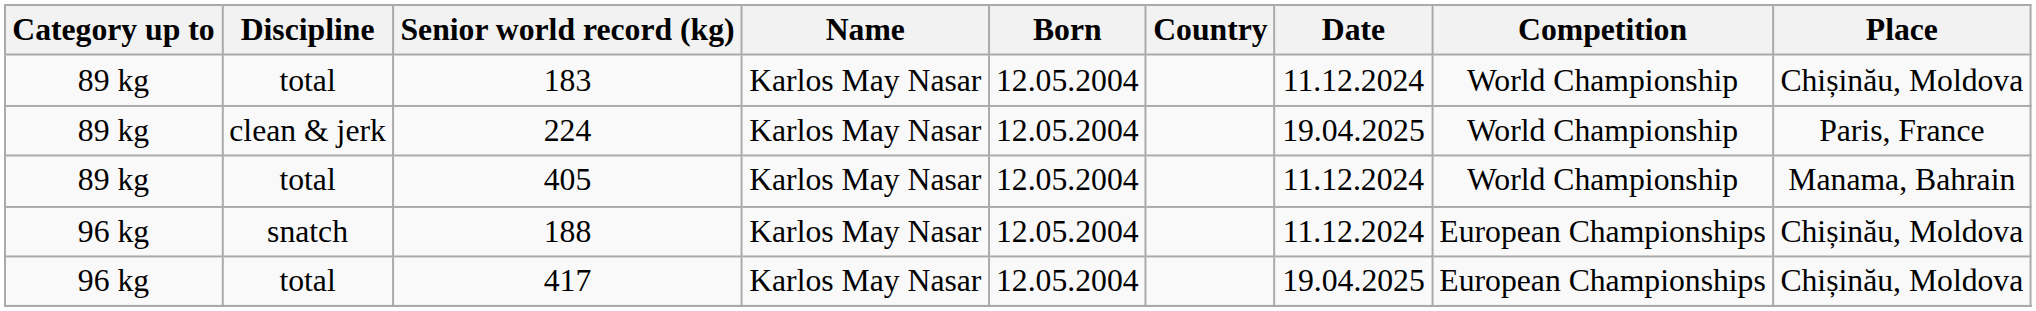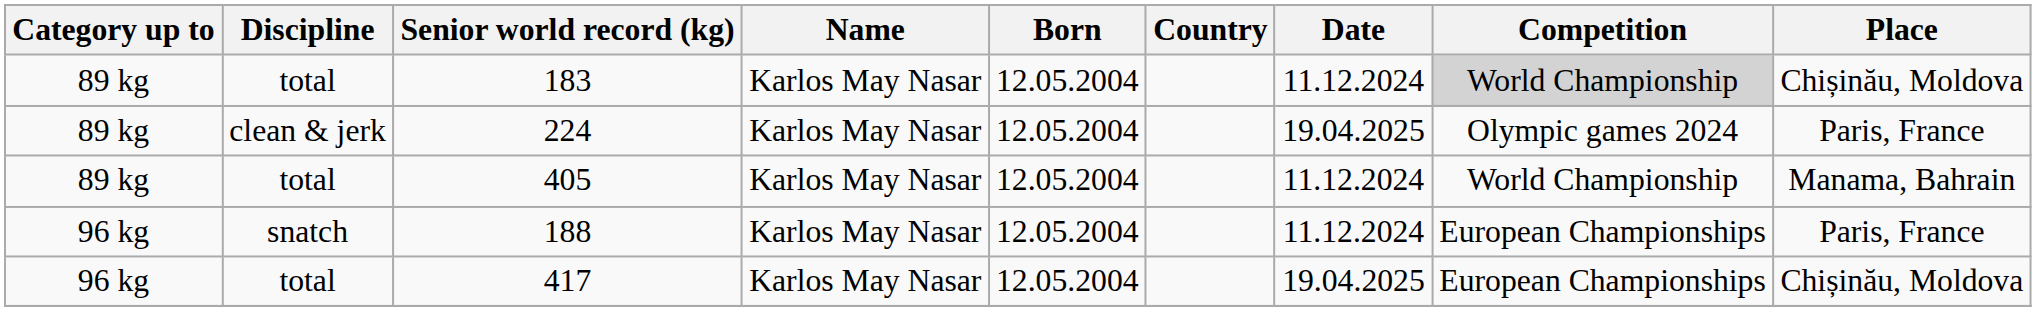(1603, 79) no background -> (1603, 79) lightgrey background
(1603, 130) World Championship -> (1603, 130) Olympic games 2024
(1902, 230) Chișinău, Moldova -> (1902, 230) Paris, France
